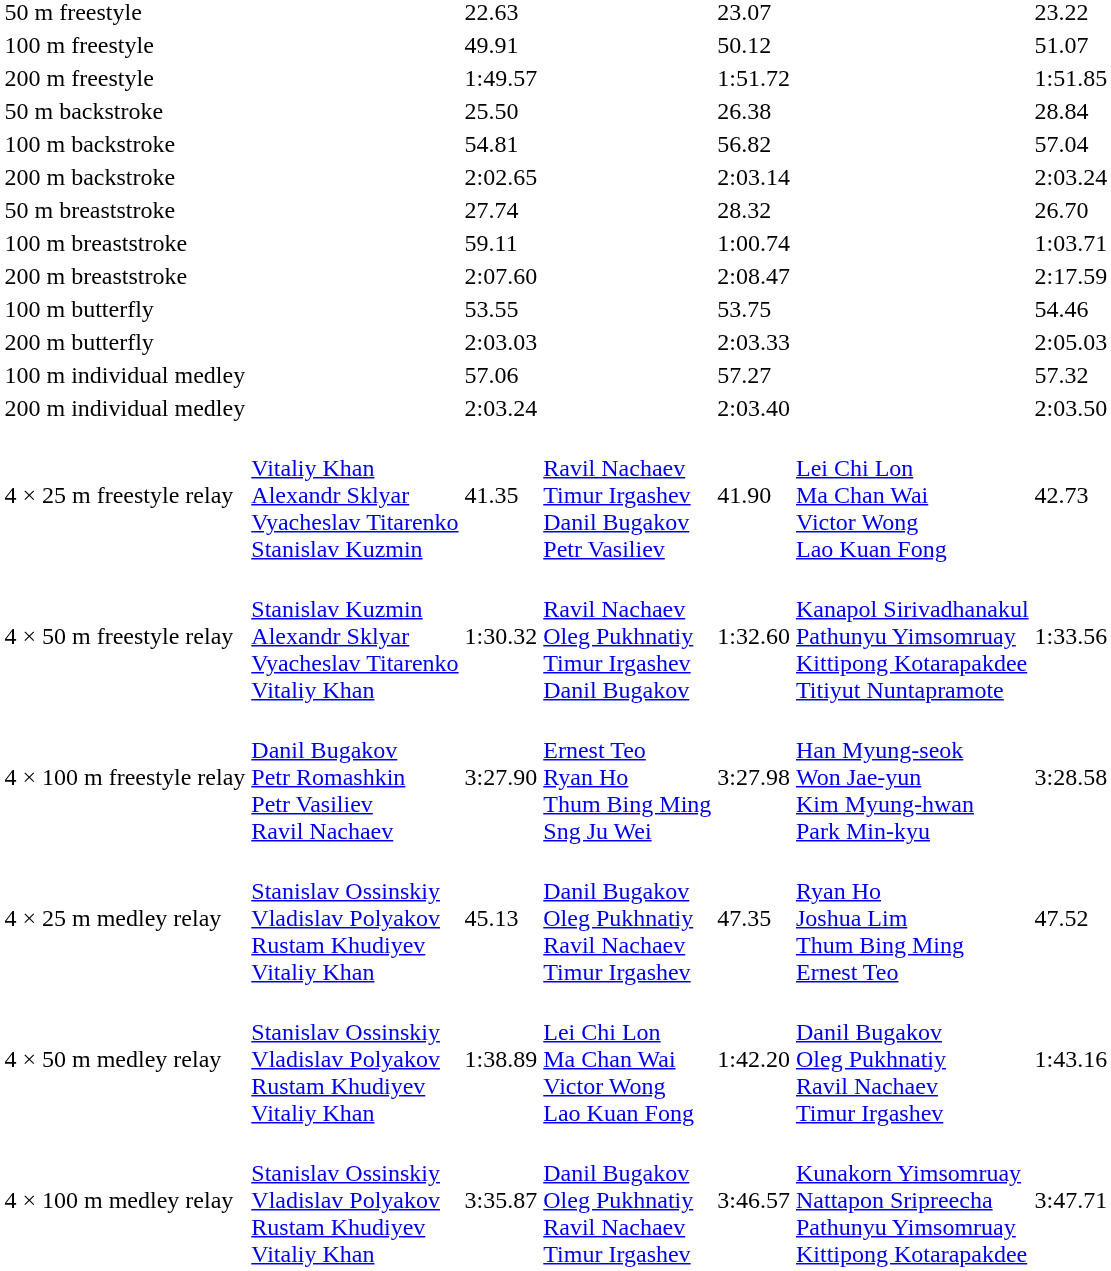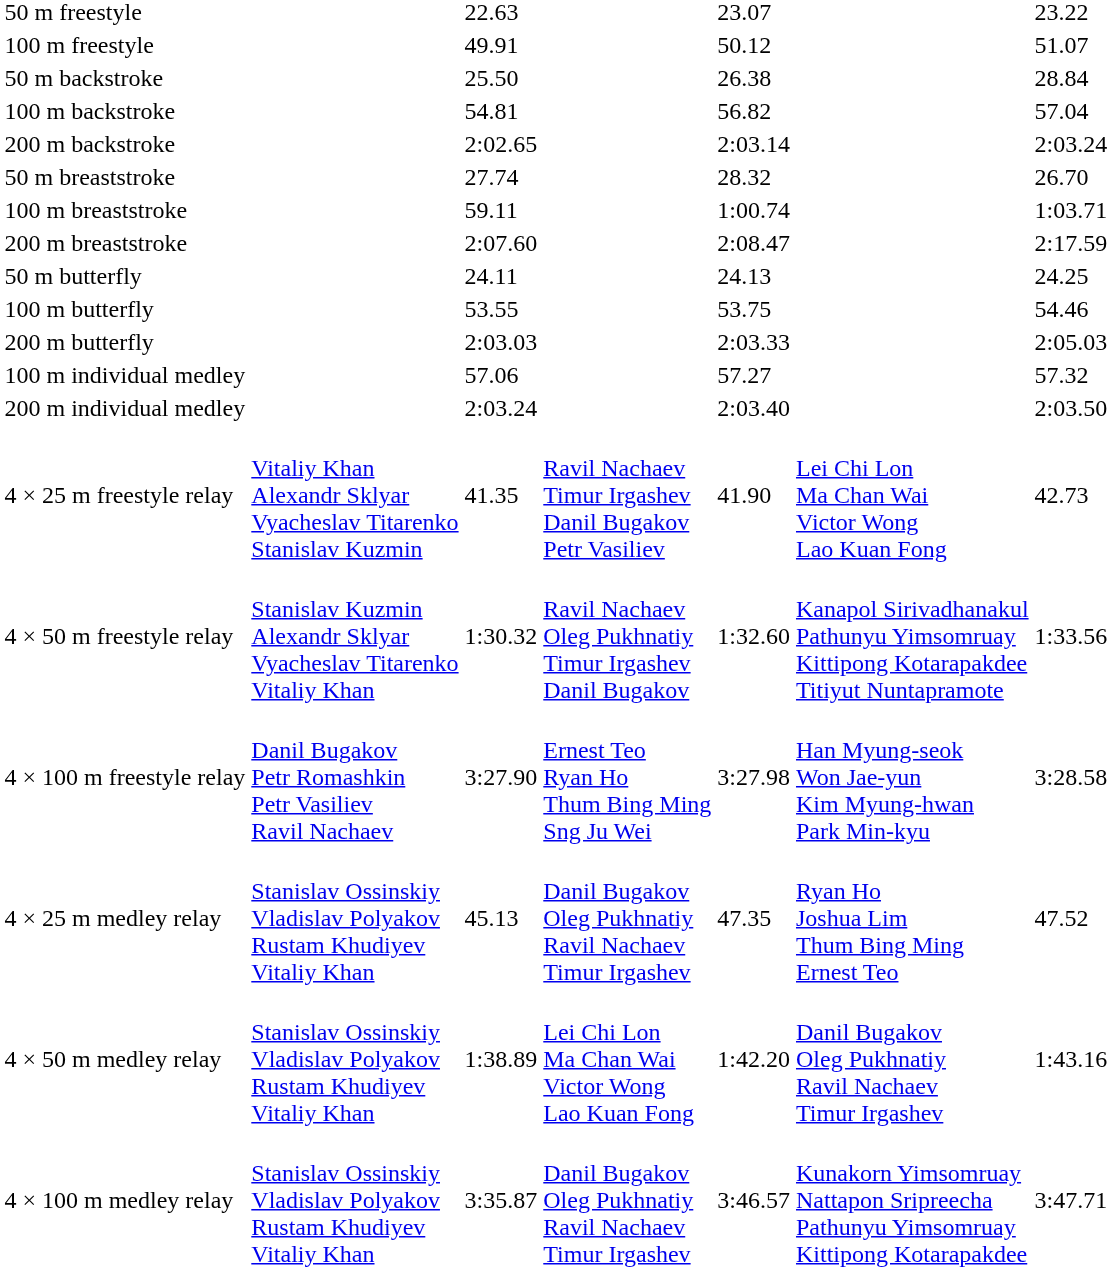- row: (79, 77)
+ row: (73, 275)
